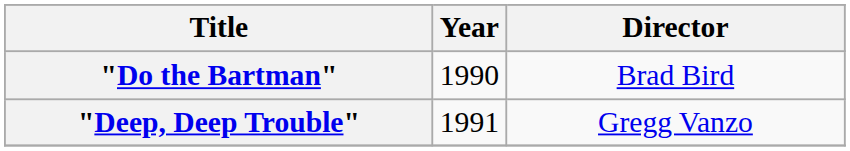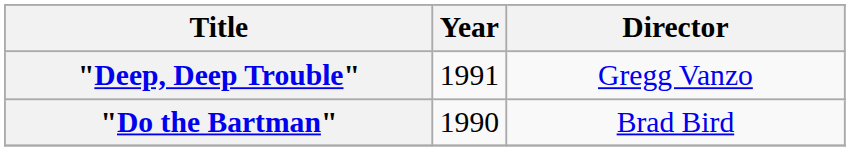rows swapped: (219, 74) <-> (219, 121)
